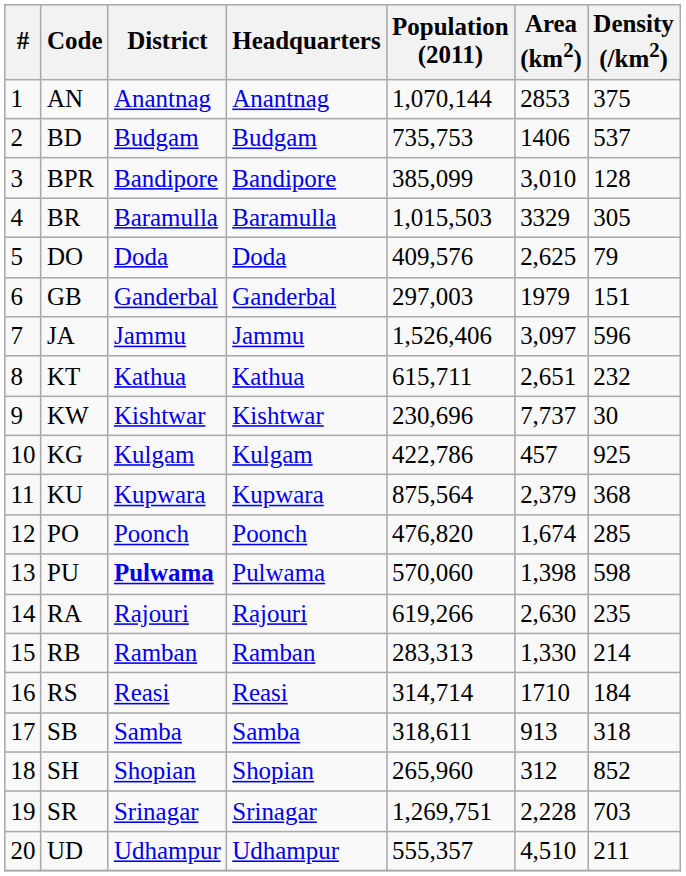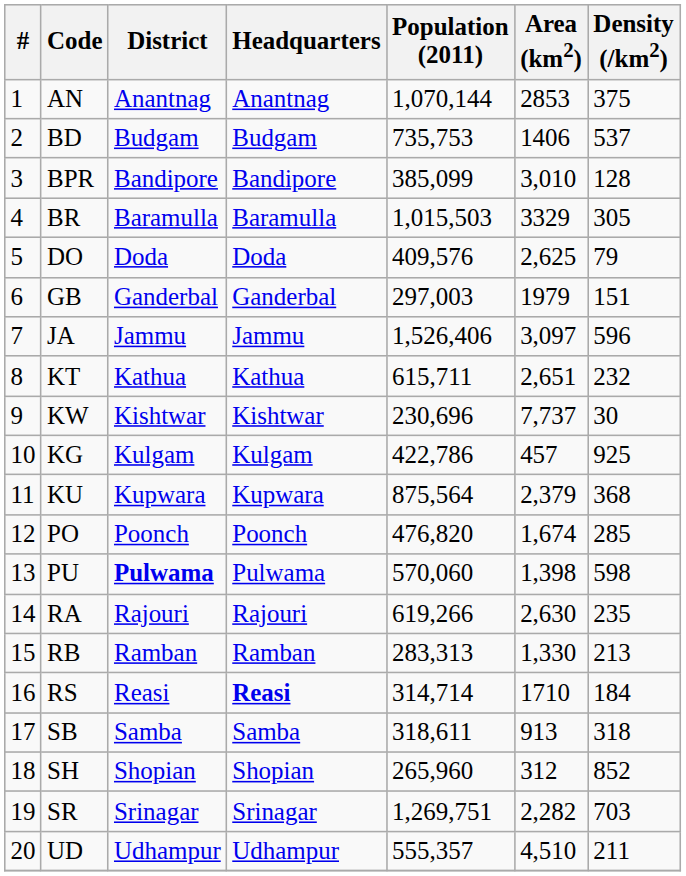(612, 652) 214 -> (612, 652) 213
(260, 692) normal -> (261, 692) bold
(548, 811) 2,228 -> (548, 811) 2,282
